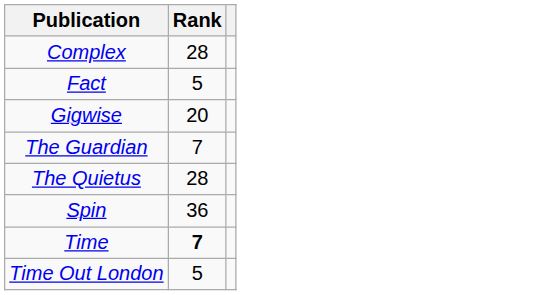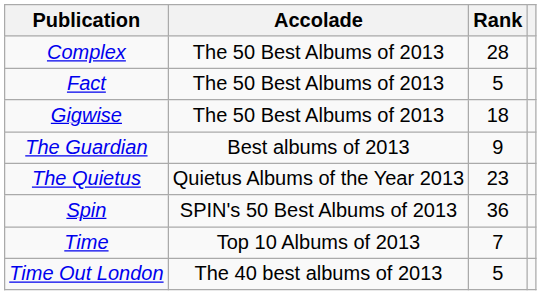+ column: (318, 20)
(197, 115) 20 -> (498, 115) 18
(197, 147) 7 -> (498, 147) 9
(197, 178) 28 -> (498, 178) 23
(197, 242) bold -> (498, 242) normal
